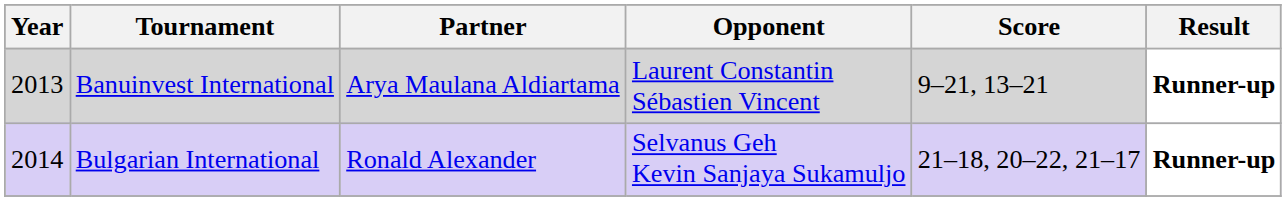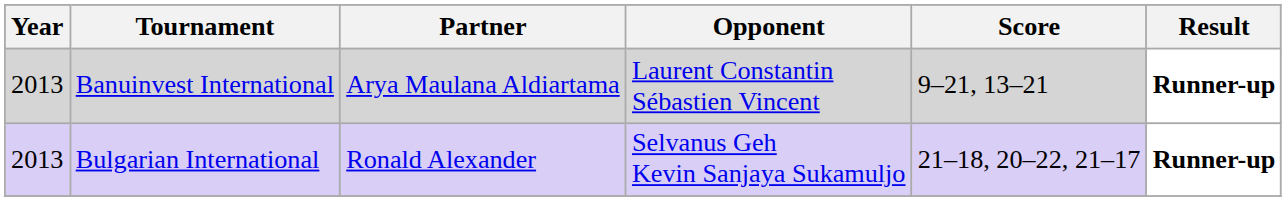(37, 159) 2014 -> (37, 159) 2013
